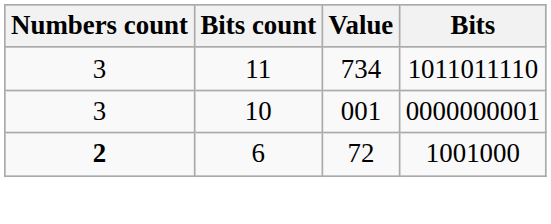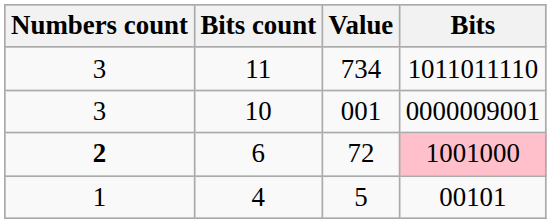(473, 111) 0000000001 -> (473, 111) 0000009001
(473, 153) no background -> (473, 153) pink background
+ row: (361, 196)
